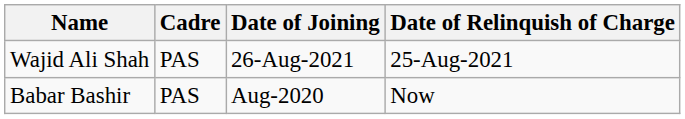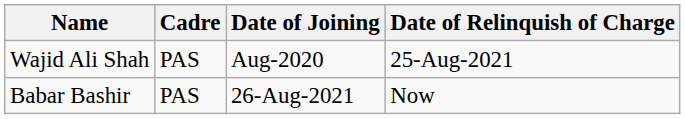(293, 58) 26-Aug-2021 -> (277, 58) Aug-2020
(277, 95) Aug-2020 -> (293, 95) 26-Aug-2021
